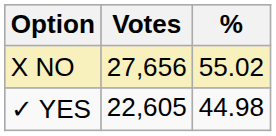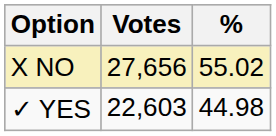(147, 108) 22,605 -> (147, 108) 22,603
